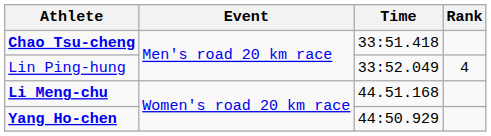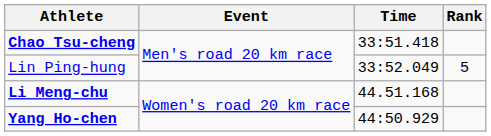(464, 68) 4 -> (464, 68) 5
